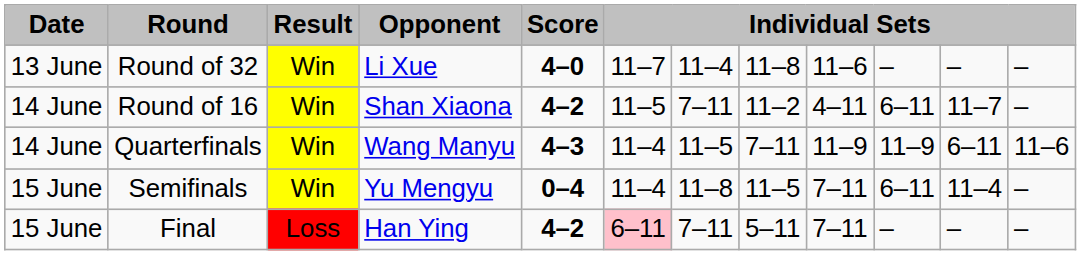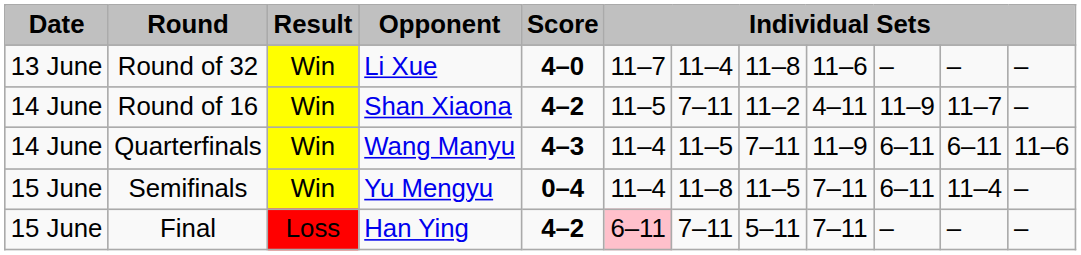(907, 106) 6–11 -> (907, 106) 11–9
(907, 147) 11–9 -> (907, 147) 6–11
